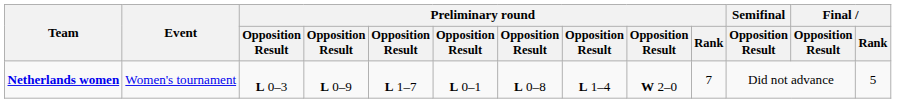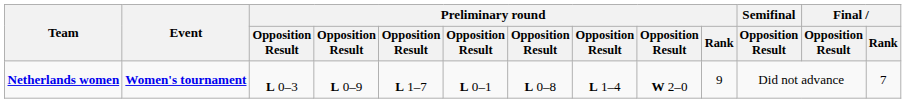(181, 80) normal -> (186, 80) bold
(709, 80) 7 -> (719, 80) 9
(873, 80) 5 -> (883, 80) 7
